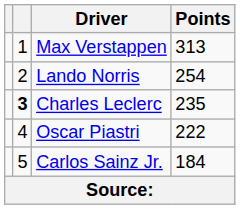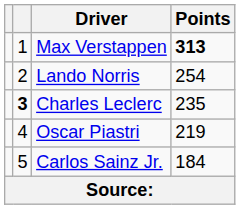(190, 47) normal -> (190, 47) bold
(190, 133) 222 -> (190, 133) 219
